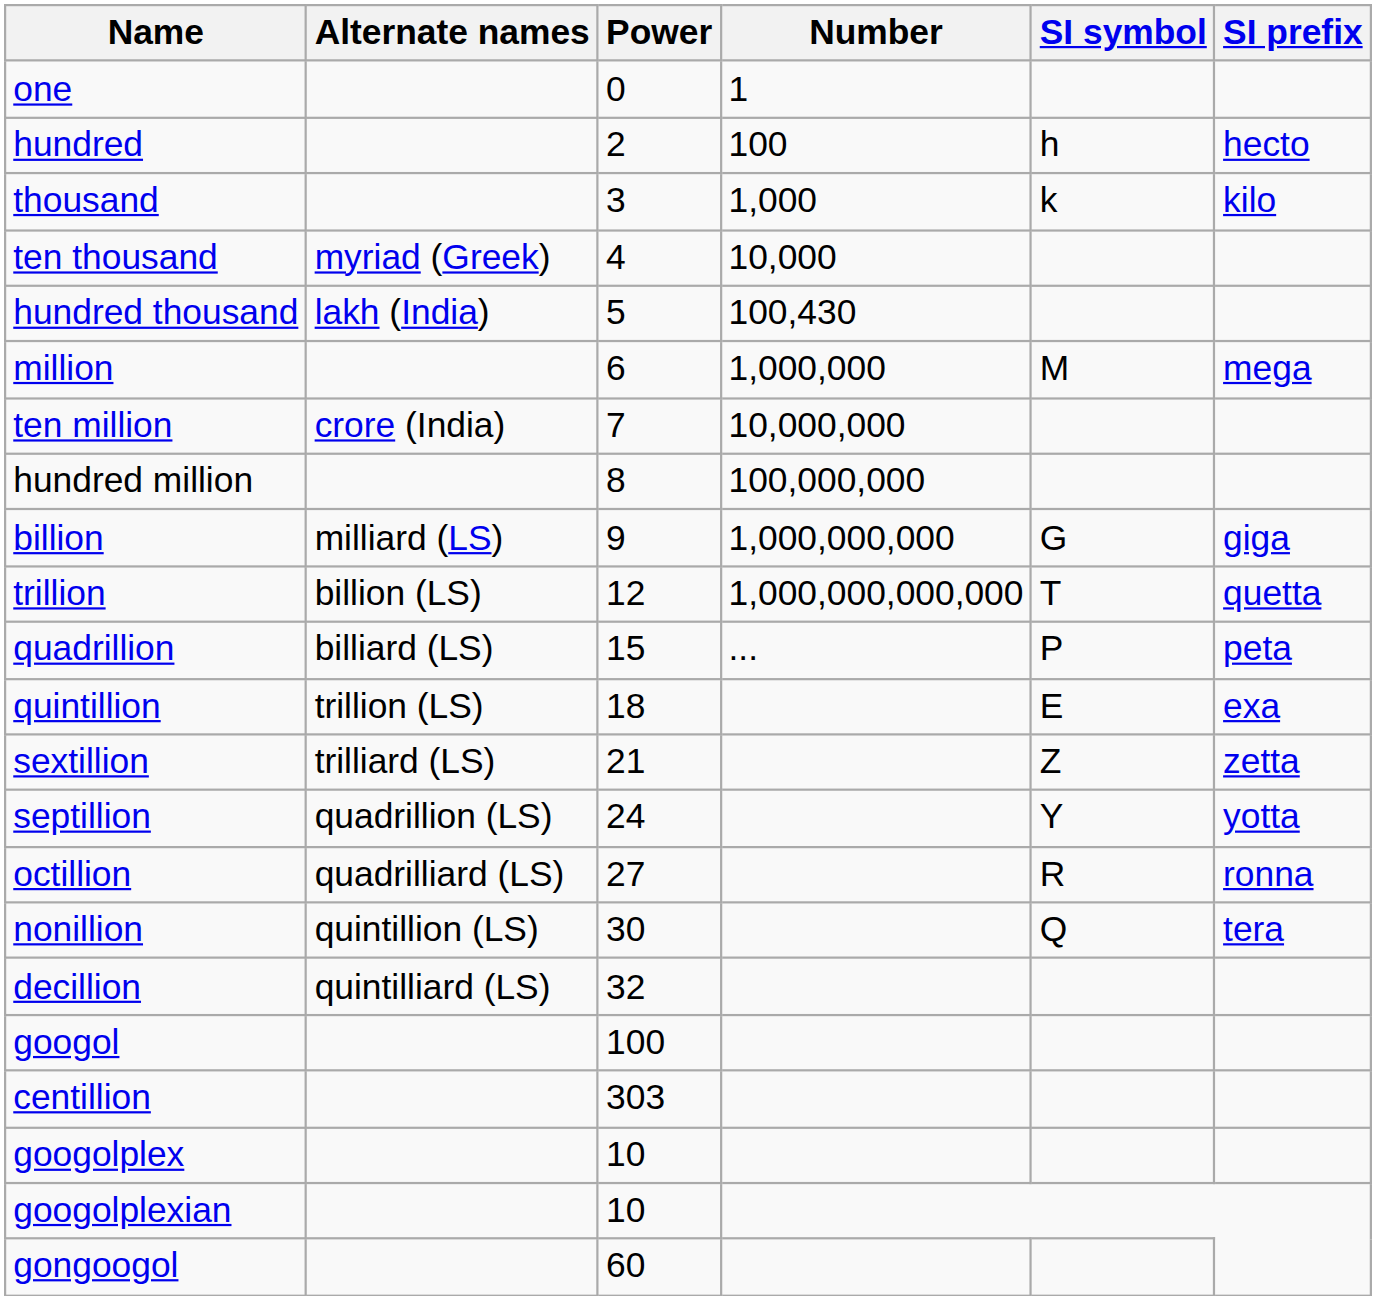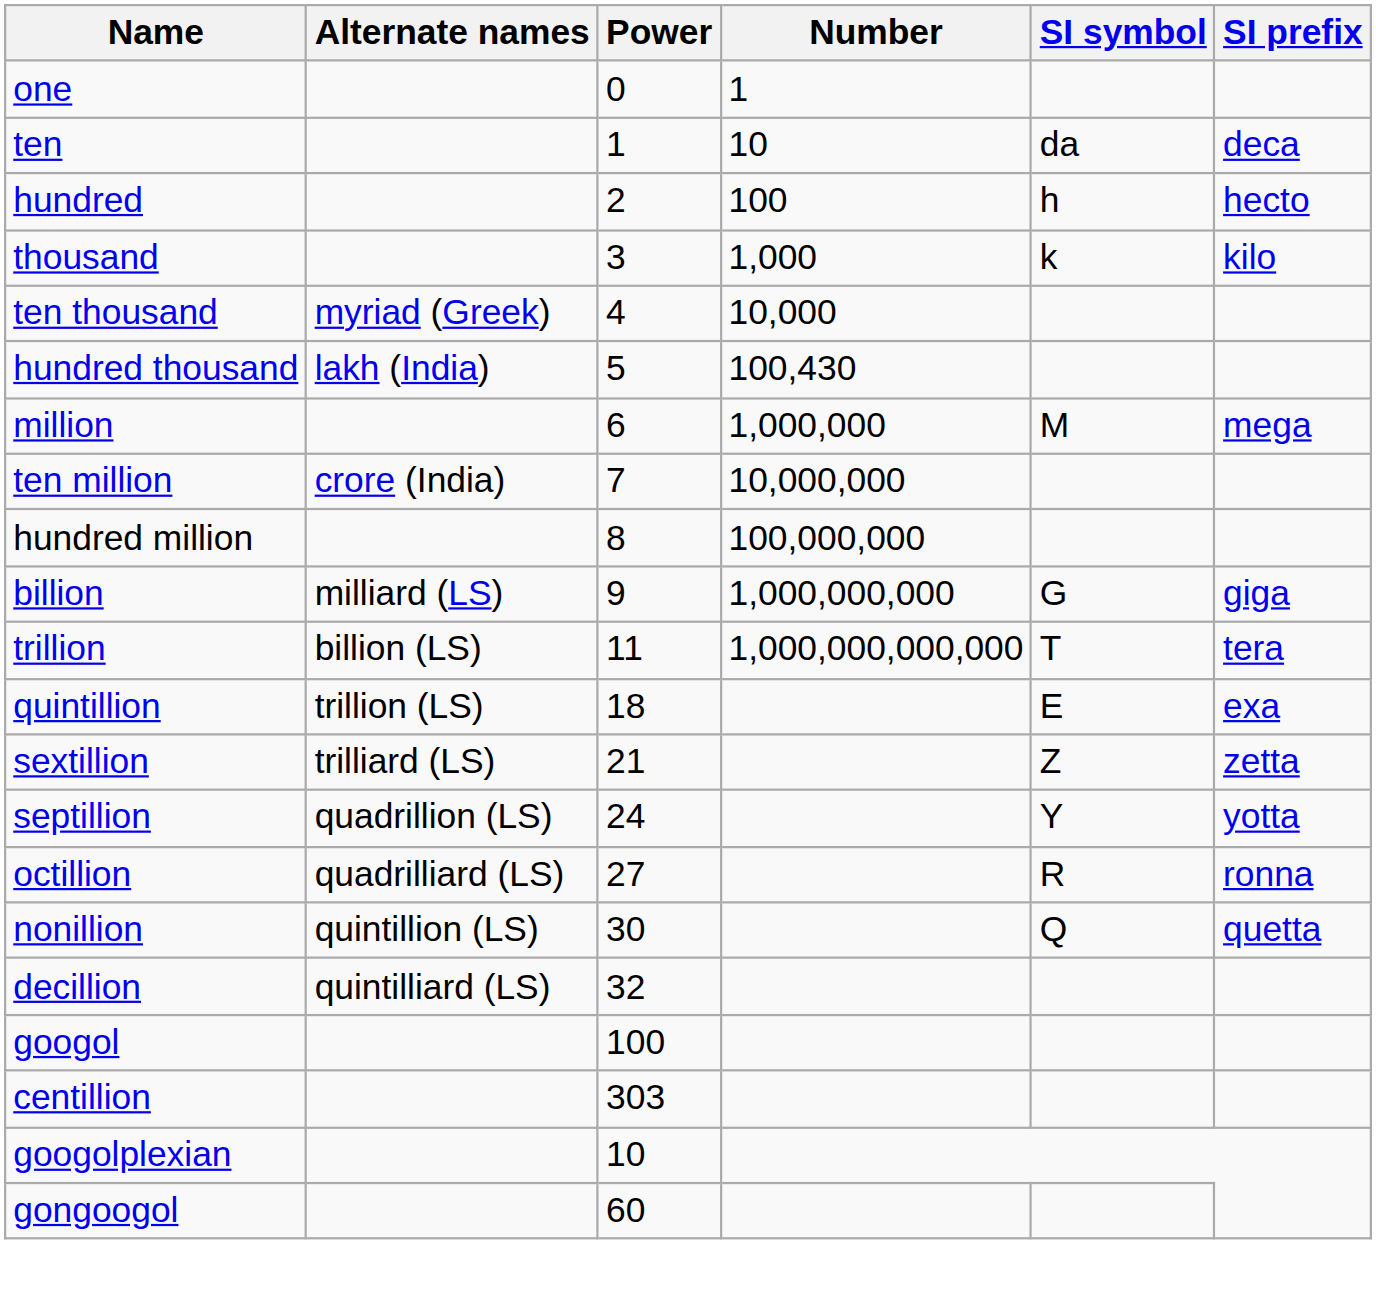+ row: (38, 144)
(626, 593) 12 -> (624, 649) 11
(1272, 593) quetta -> (1254, 649) tera
- row: (94, 649)
(1254, 929) tera -> (1272, 929) quetta
- row: (99, 1154)
